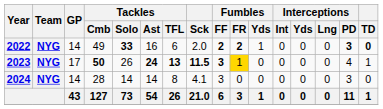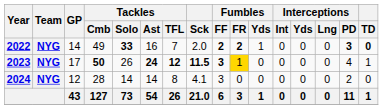(175, 46) 6 -> (175, 46) 7
(175, 63) 13 -> (175, 63) 12
(74, 79) 14 -> (74, 79) 12
(349, 79) 3 -> (349, 79) 2
